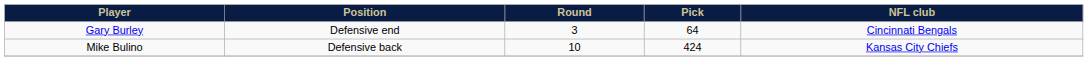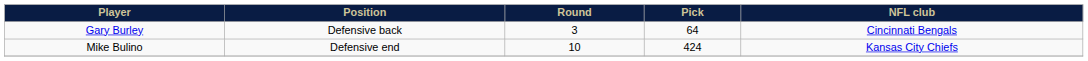(365, 30) Defensive end -> (365, 30) Defensive back
(365, 47) Defensive back -> (365, 47) Defensive end
